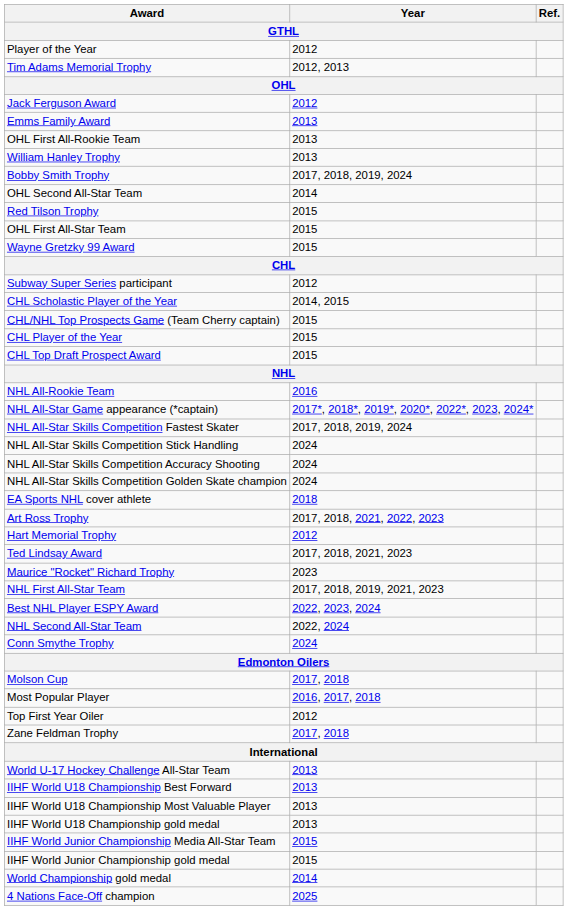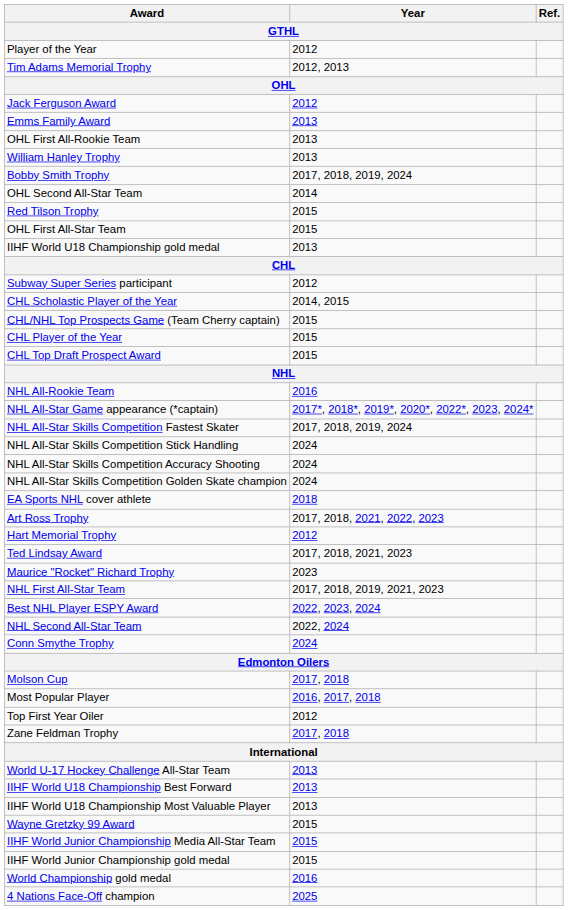rows swapped: (71, 247) <-> (113, 824)
(305, 878) 2014 -> (305, 878) 2016
